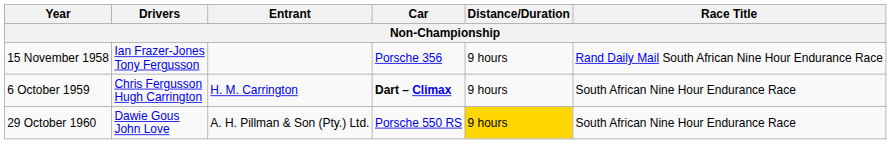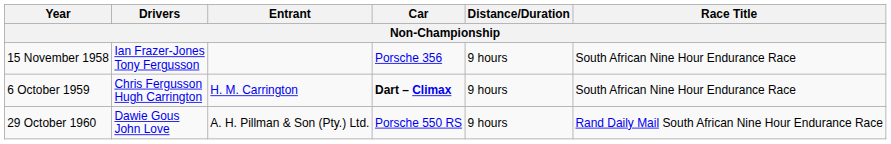(729, 59) Rand Daily Mail South African Nine Hour Endurance Race -> (686, 59) South African Nine Hour Endurance Race
(488, 123) gold background -> (488, 123) no background
(686, 123) South African Nine Hour Endurance Race -> (729, 123) Rand Daily Mail South African Nine Hour Endurance Race
